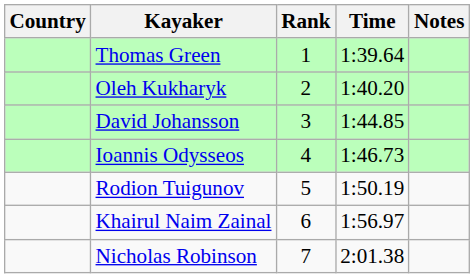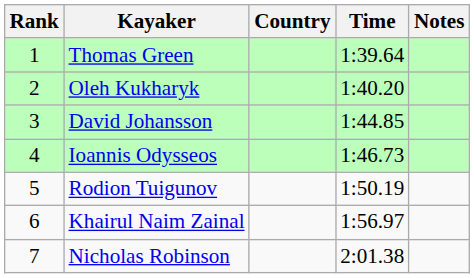columns swapped: (306, 21) <-> (48, 21)
